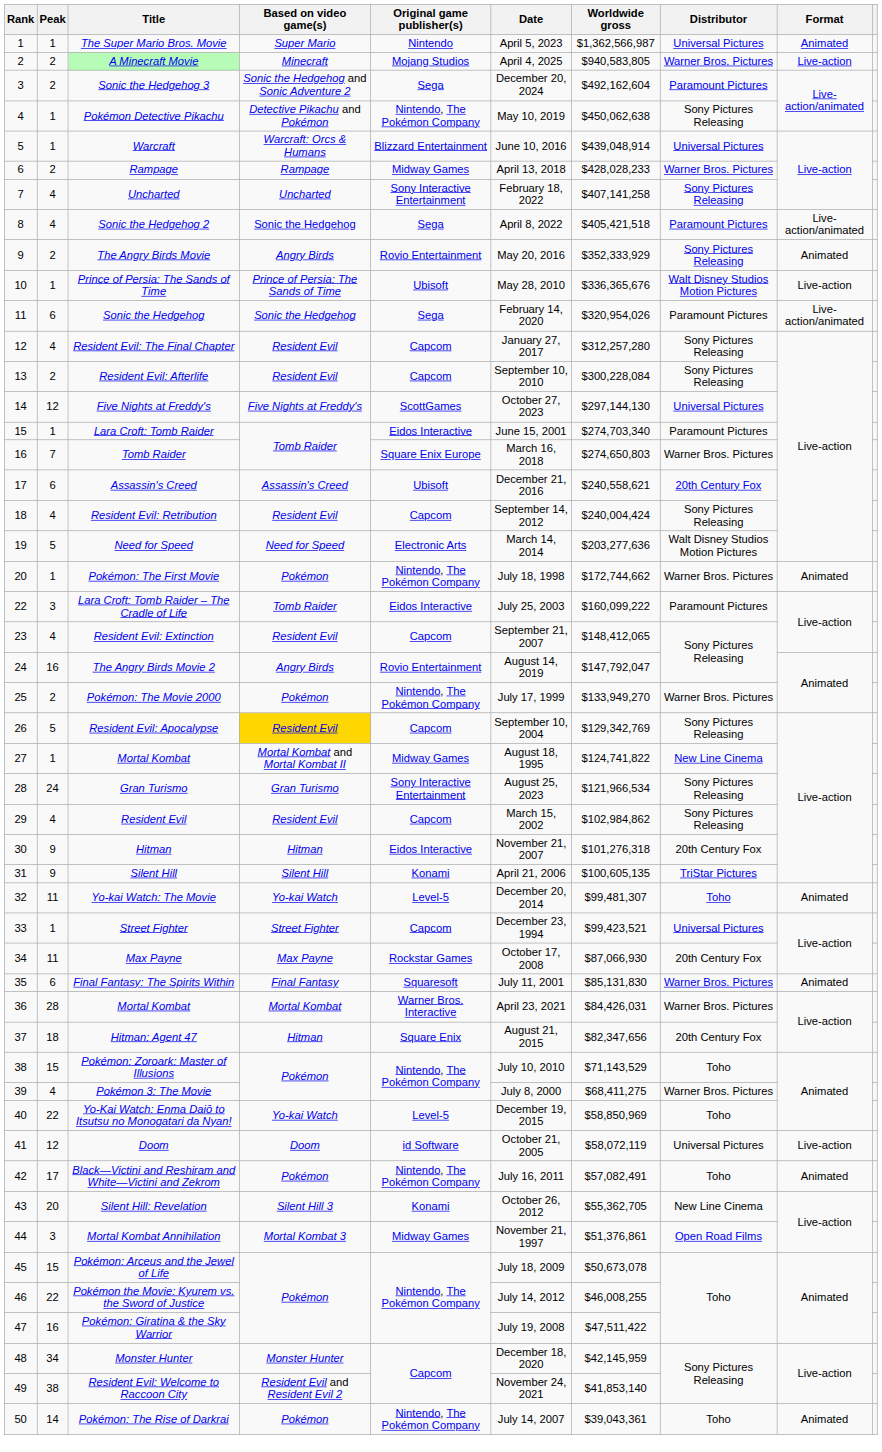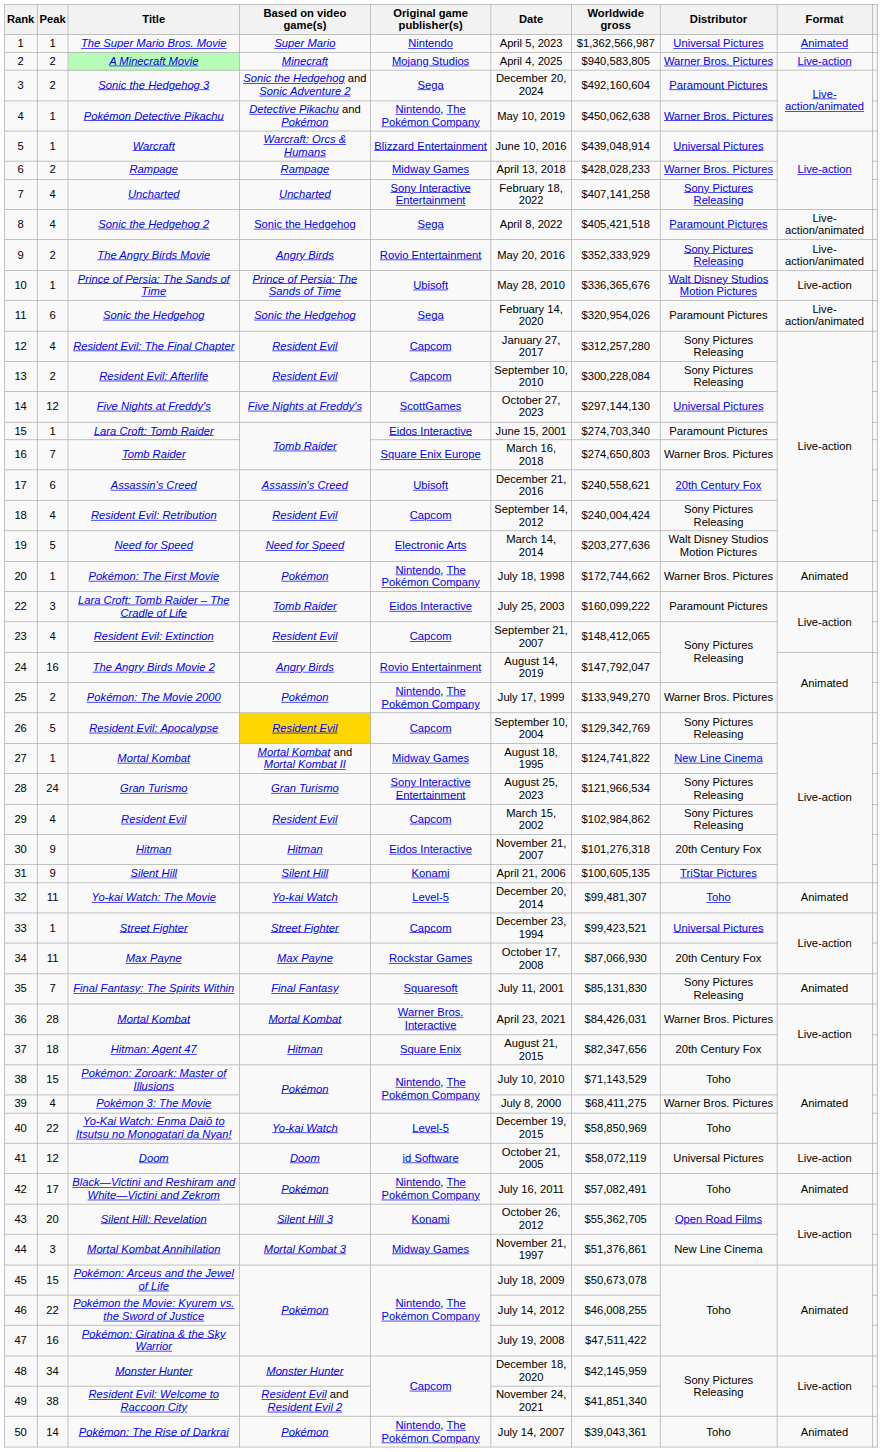(616, 85) $492,162,604 -> (616, 85) $492,160,604
(718, 115) Sony Pictures Releasing -> (718, 115) Warner Bros. Pictures
(825, 255) Animated -> (825, 255) Live-action/animated
(53, 982) 6 -> (53, 989) 7
(718, 982) Warner Bros. Pictures -> (718, 989) Sony Pictures Releasing
(718, 1206) New Line Cinema -> (718, 1219) Open Road Films
(718, 1237) Open Road Films -> (718, 1249) New Line Cinema
(616, 1388) $41,853,140 -> (616, 1401) $41,851,340
